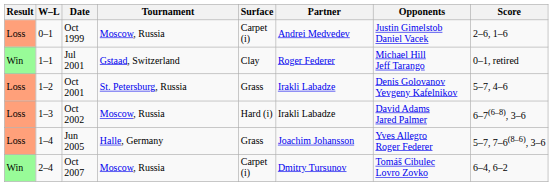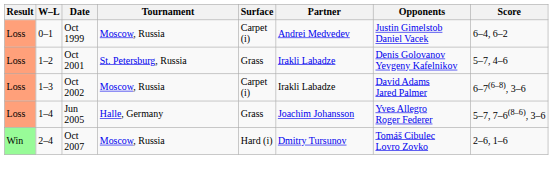(490, 33) 2–6, 1–6 -> (490, 33) 6–4, 6–2
- row: (74, 60)
(257, 114) Hard (i) -> (254, 87) Carpet (i)
(254, 168) Carpet (i) -> (257, 141) Hard (i)
(490, 168) 6–4, 6–2 -> (490, 141) 2–6, 1–6
